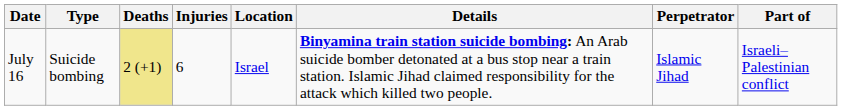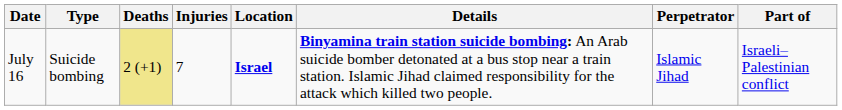(179, 66) 6 -> (179, 66) 7
(252, 66) normal -> (254, 66) bold
